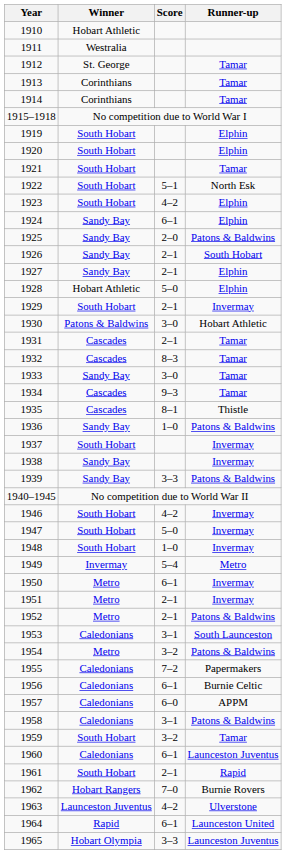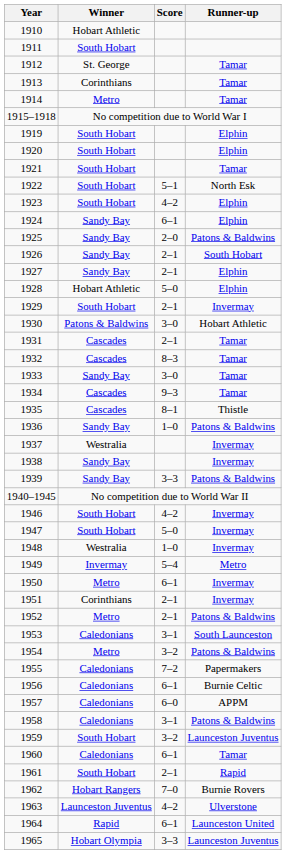(106, 47) Westralia -> (106, 47) South Hobart
(106, 99) Corinthians -> (106, 99) Metro
(106, 444) South Hobart -> (106, 444) Westralia
(106, 548) South Hobart -> (106, 548) Westralia
(106, 599) Metro -> (106, 599) Corinthians
(233, 737) Tamar -> (233, 737) Launceston Juventus
(233, 755) Launceston Juventus -> (233, 755) Tamar
